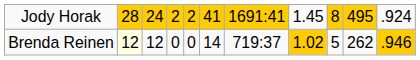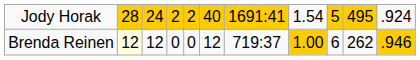(212, 17) 41 -> (212, 17) 40
(308, 17) 1.45 -> (308, 17) 1.54
(335, 17) 8 -> (335, 17) 5
(212, 42) 14 -> (212, 42) 12
(308, 42) 1.02 -> (308, 42) 1.00
(335, 42) 5 -> (335, 42) 6
